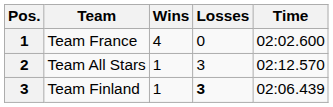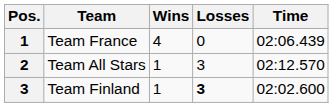(291, 41) 02:02.600 -> (291, 41) 02:06.439
(291, 89) 02:06.439 -> (291, 89) 02:02.600
